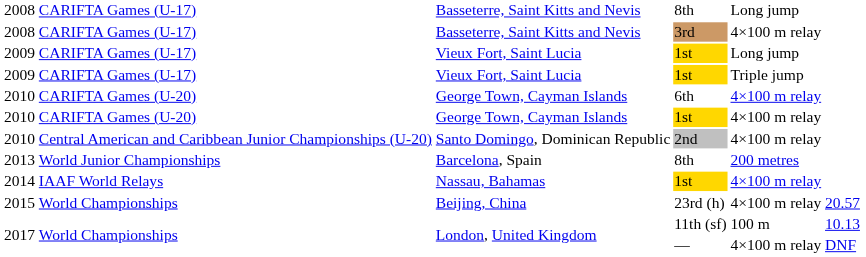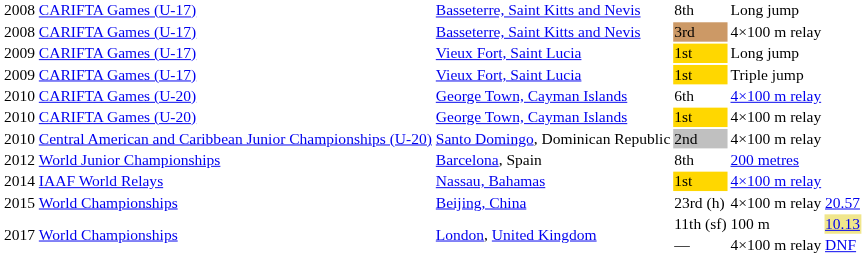(19, 160) 2013 -> (19, 160) 2012
(842, 224) no background -> (842, 224) khaki background
